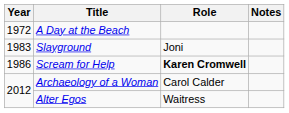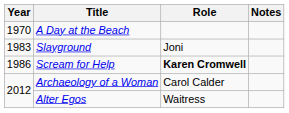(19, 30) 1972 -> (19, 30) 1970
